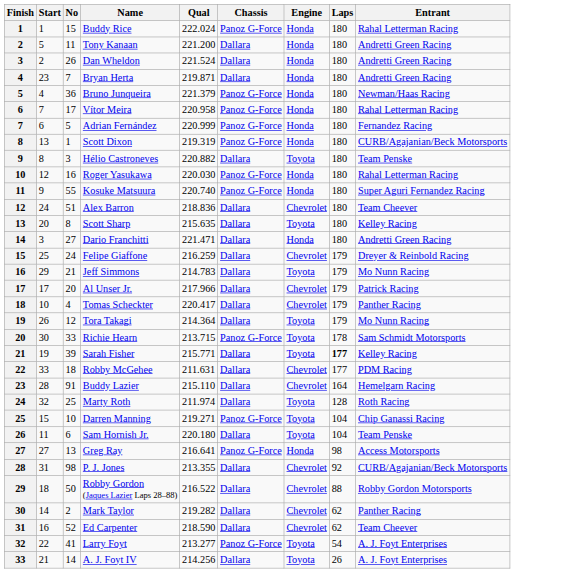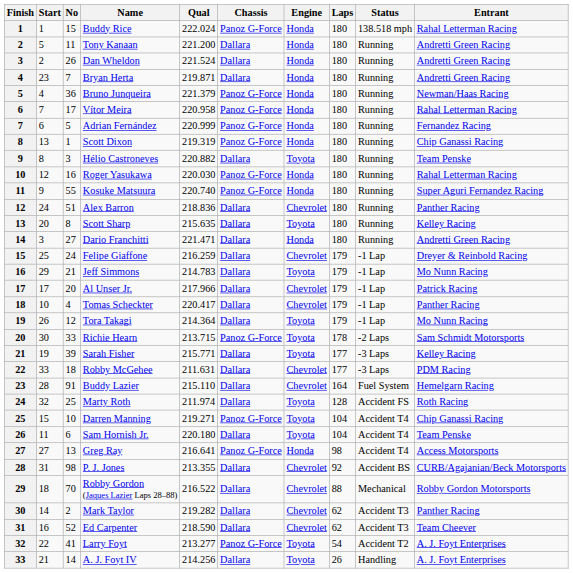+ column: (385, 12)
(433, 142) CURB/Agajanian/Beck Motorsports -> (460, 142) Chip Ganassi Racing
(388, 207) Team Cheever -> (448, 207) Panther Racing
(339, 353) bold -> (339, 353) normal
(71, 489) 50 -> (71, 489) 70
